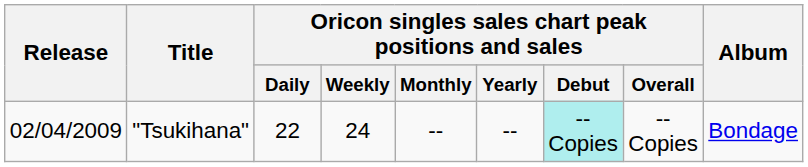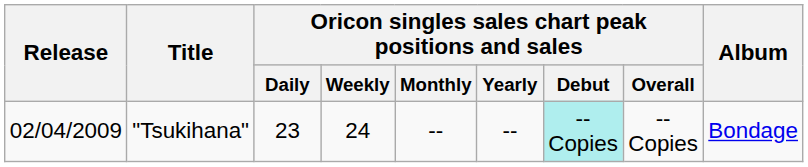(287, 131) 22 -> (287, 131) 23
